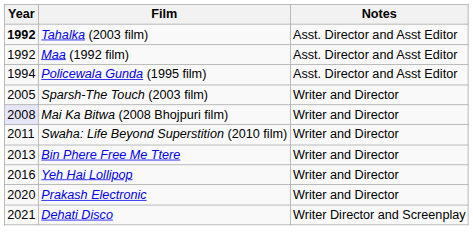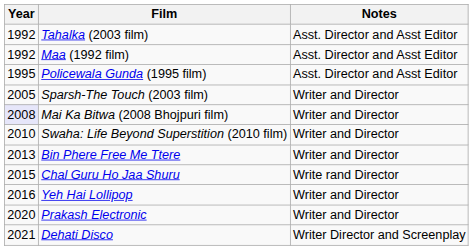(21, 34) bold -> (21, 34) normal
(21, 74) 1994 -> (21, 74) 1995
(21, 134) 2011 -> (21, 134) 2010
+ row: (110, 174)
